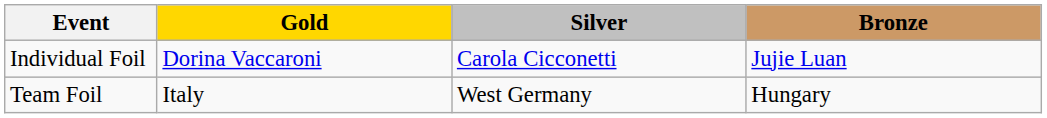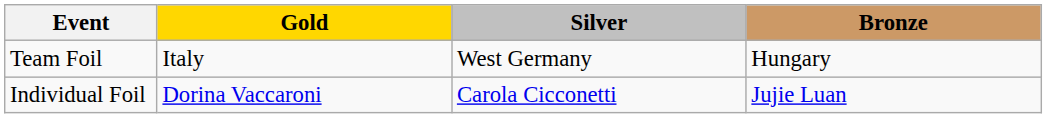rows swapped: (78, 58) <-> (56, 94)
